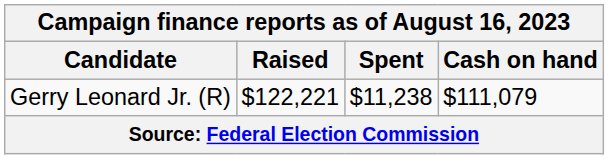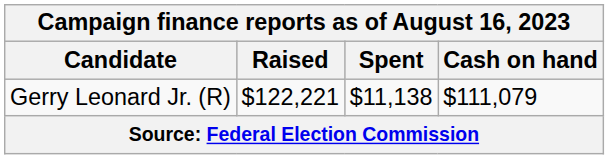(391, 97) $11,238 -> (391, 97) $11,138
